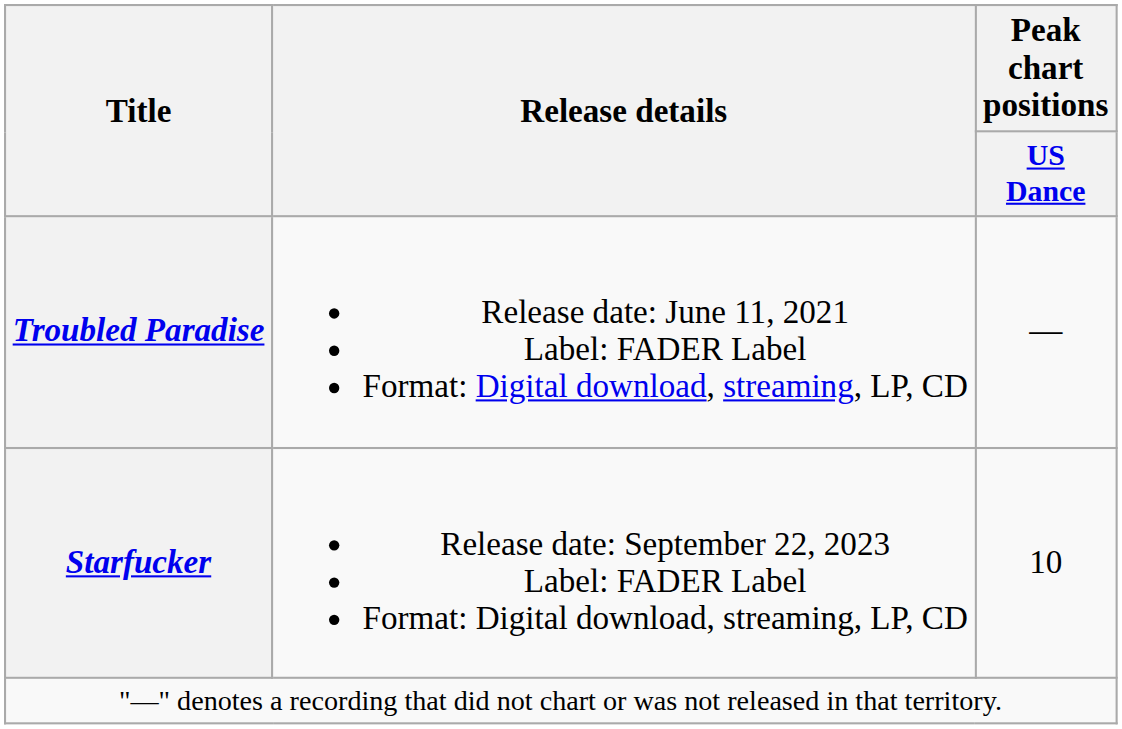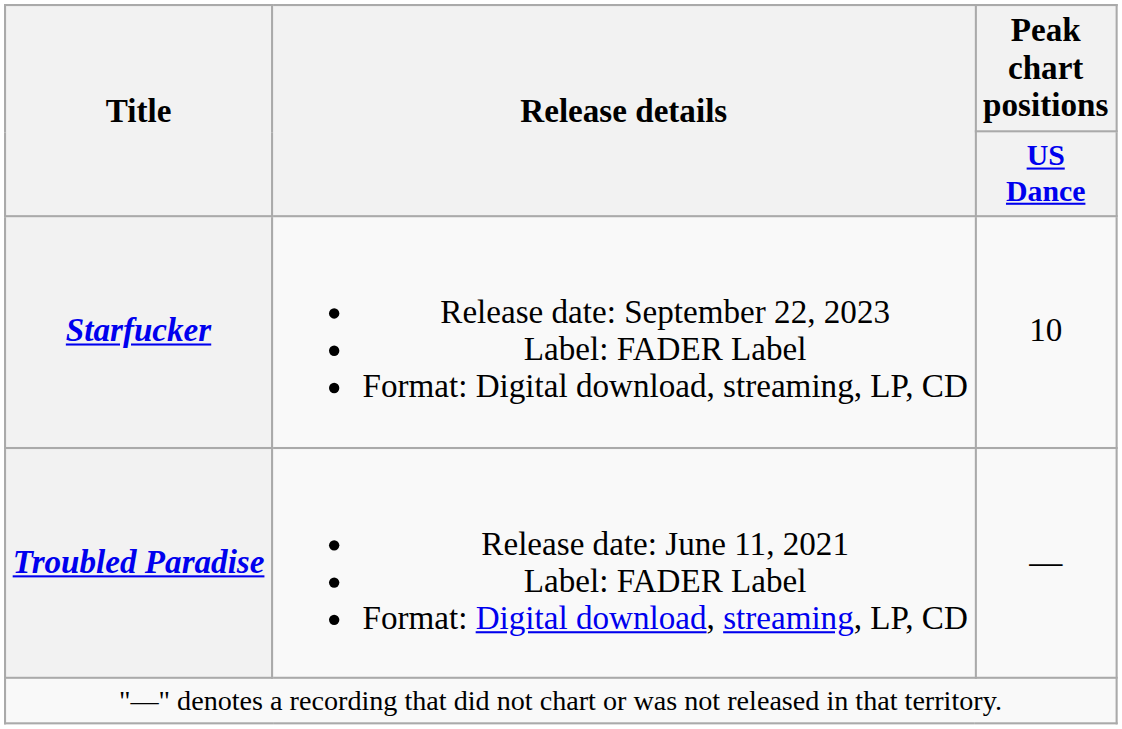rows swapped: (139, 331) <-> (139, 561)
